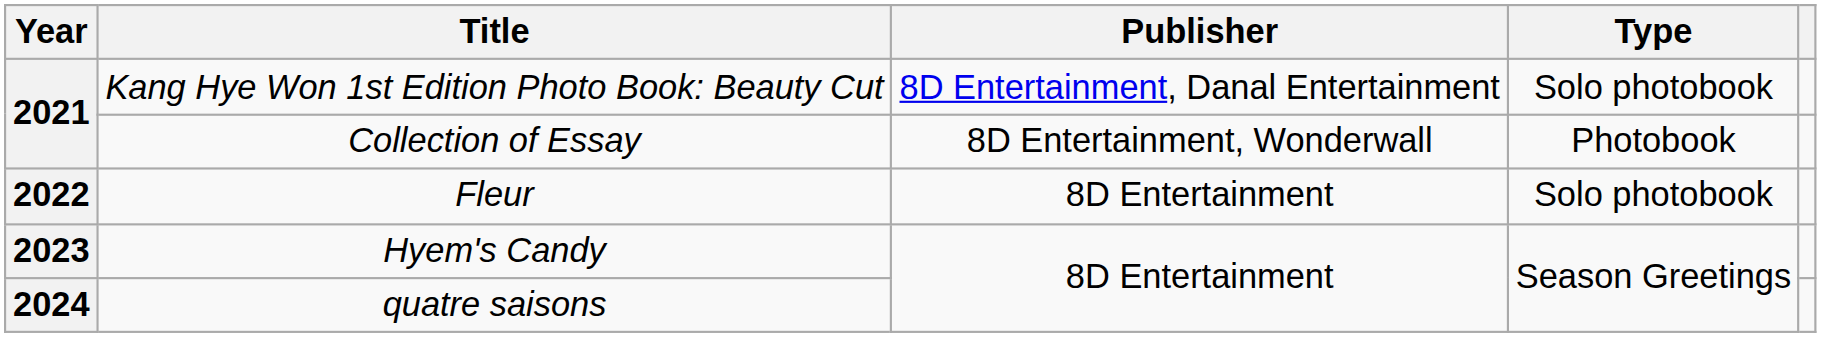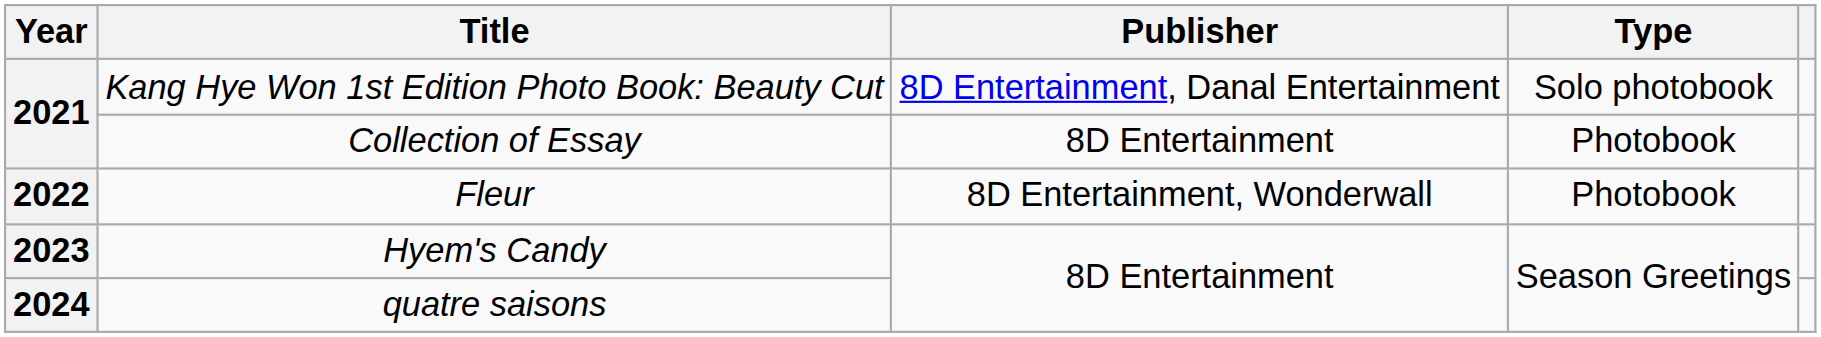(1200, 140) 8D Entertainment, Wonderwall -> (1200, 140) 8D Entertainment
(1200, 195) 8D Entertainment -> (1200, 195) 8D Entertainment, Wonderwall
(1653, 195) Solo photobook -> (1653, 195) Photobook
